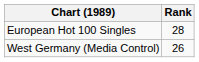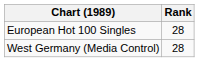(178, 48) 26 -> (178, 48) 28
